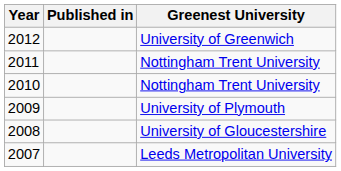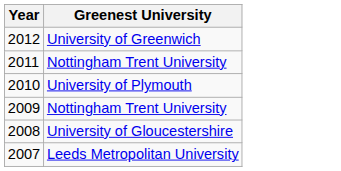- column: (90, 16)
(230, 85) Nottingham Trent University -> (119, 85) University of Plymouth
(213, 108) University of Plymouth -> (137, 108) Nottingham Trent University
